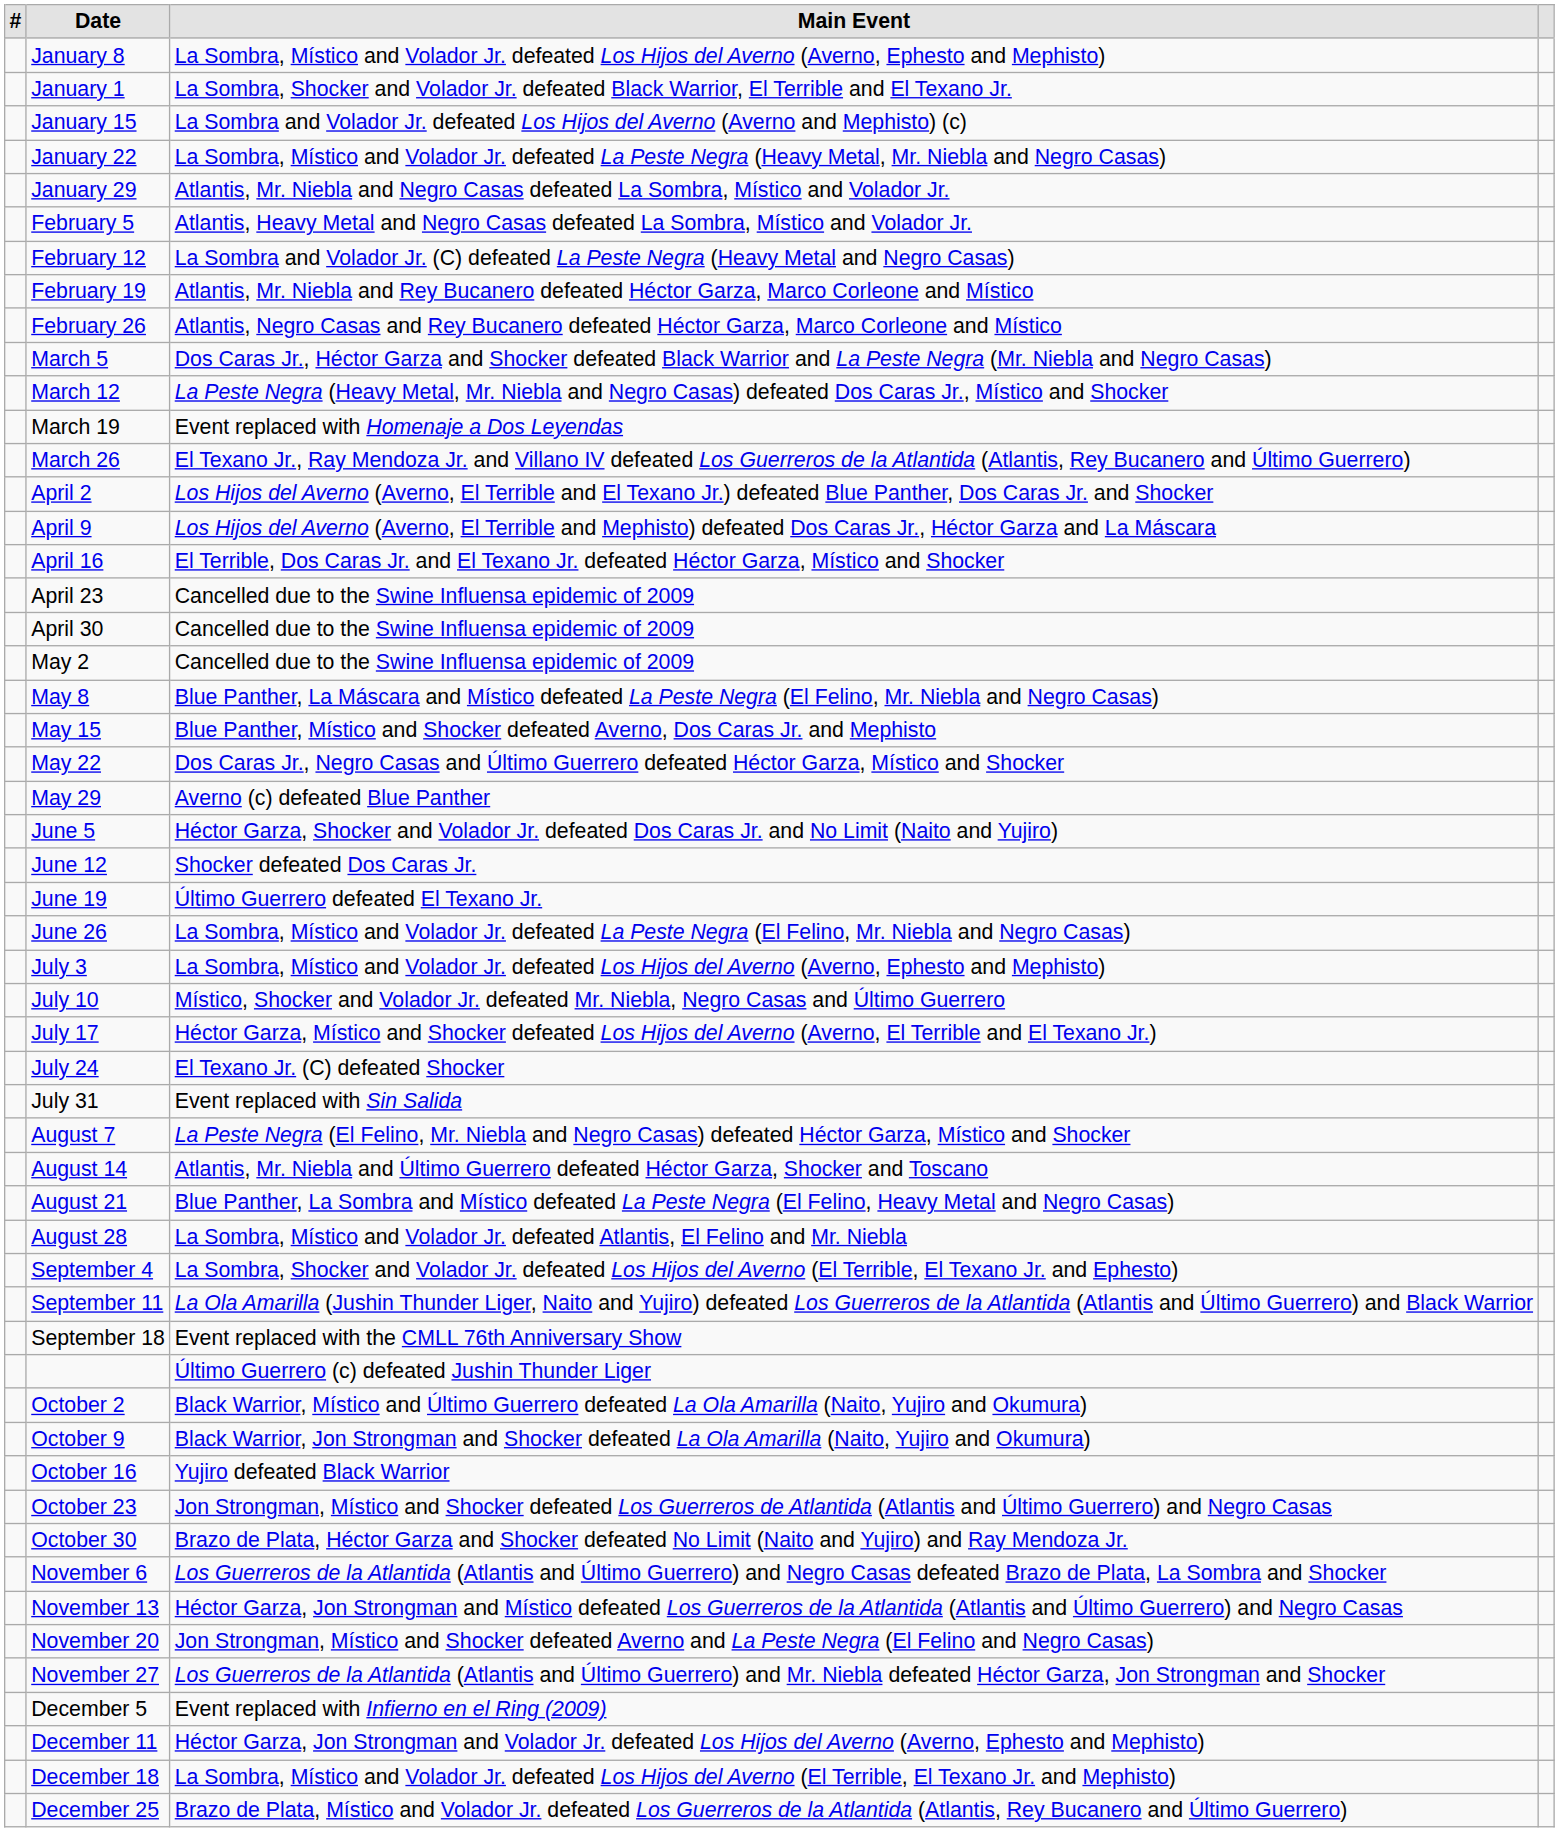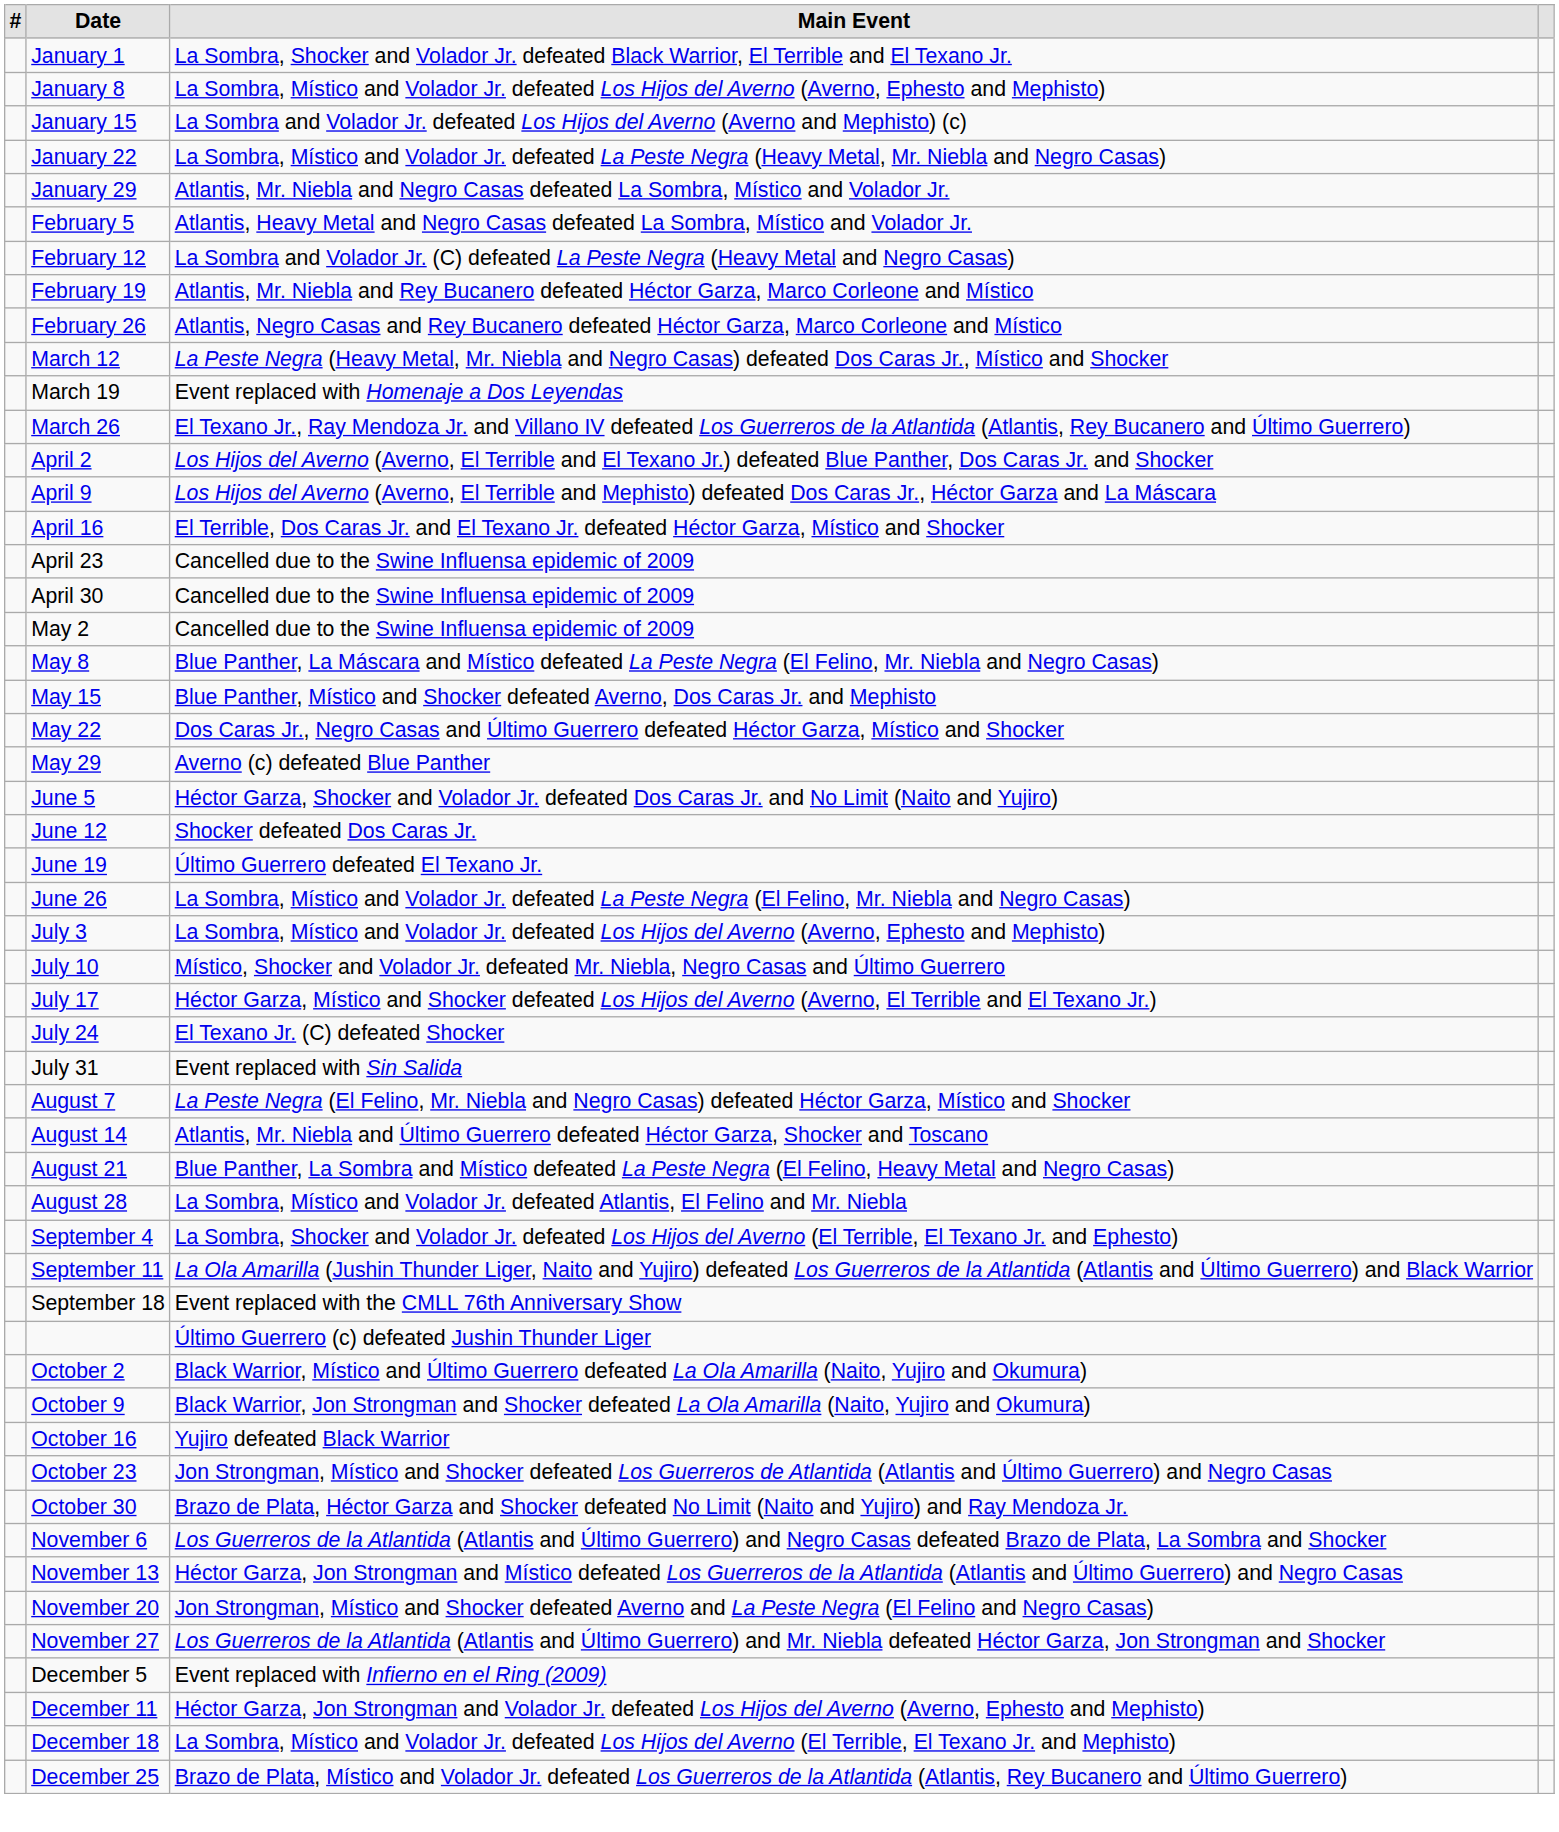rows swapped: (78, 88) <-> (78, 55)
- row: (70, 358)
